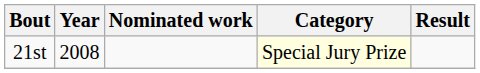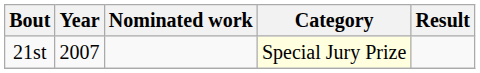(80, 52) 2008 -> (80, 52) 2007
